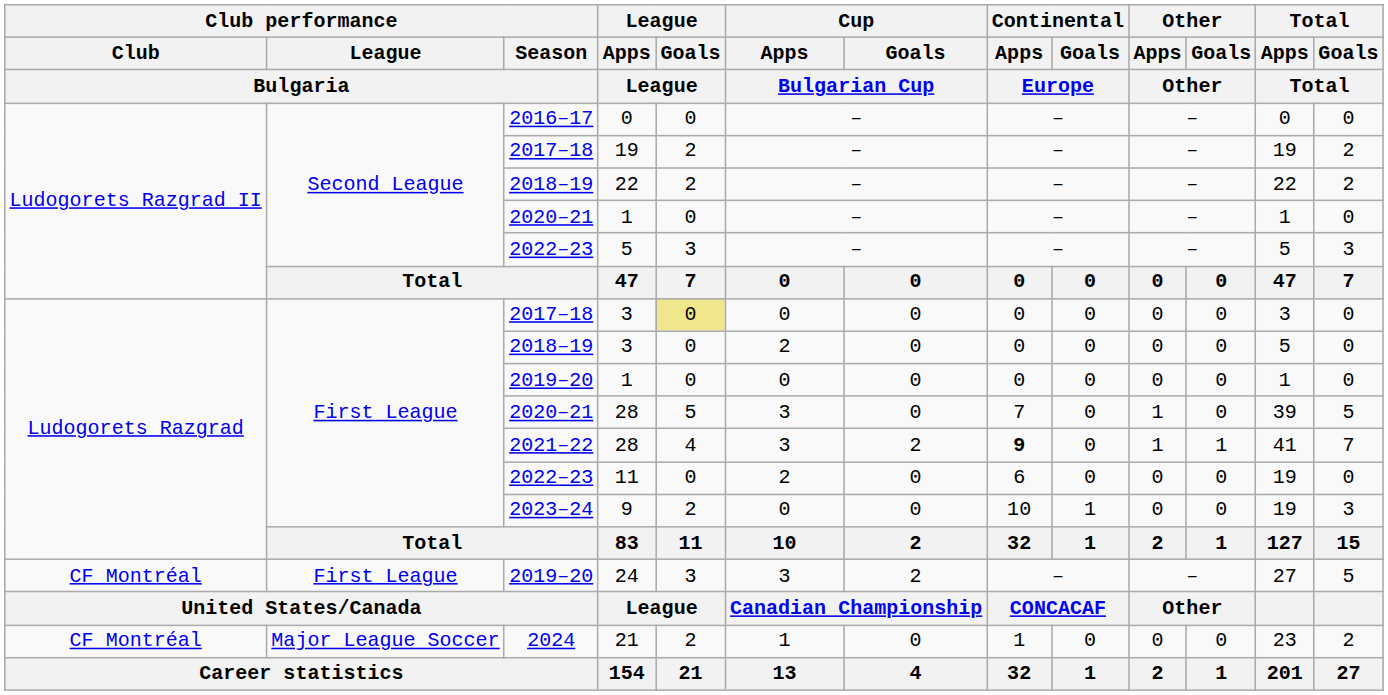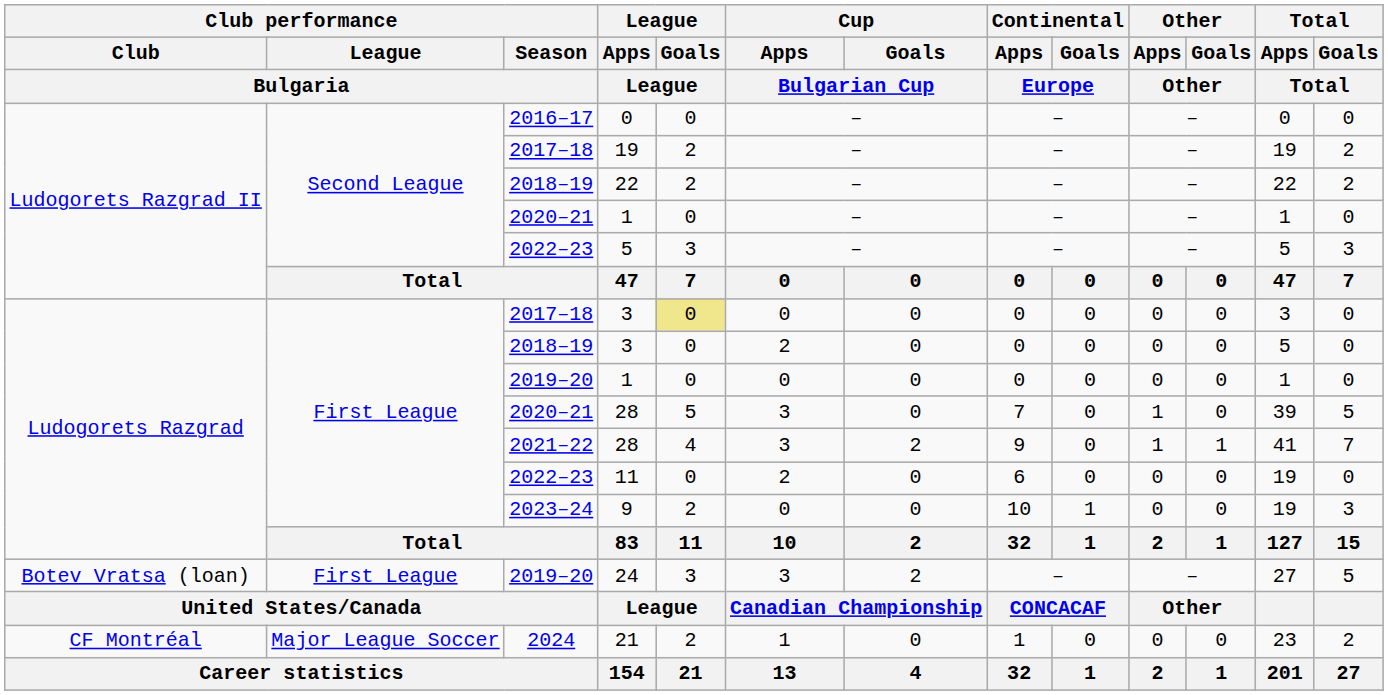(1019, 445) bold -> (1019, 445) normal
(136, 576) CF Montréal -> (136, 576) Botev Vratsa (loan)
